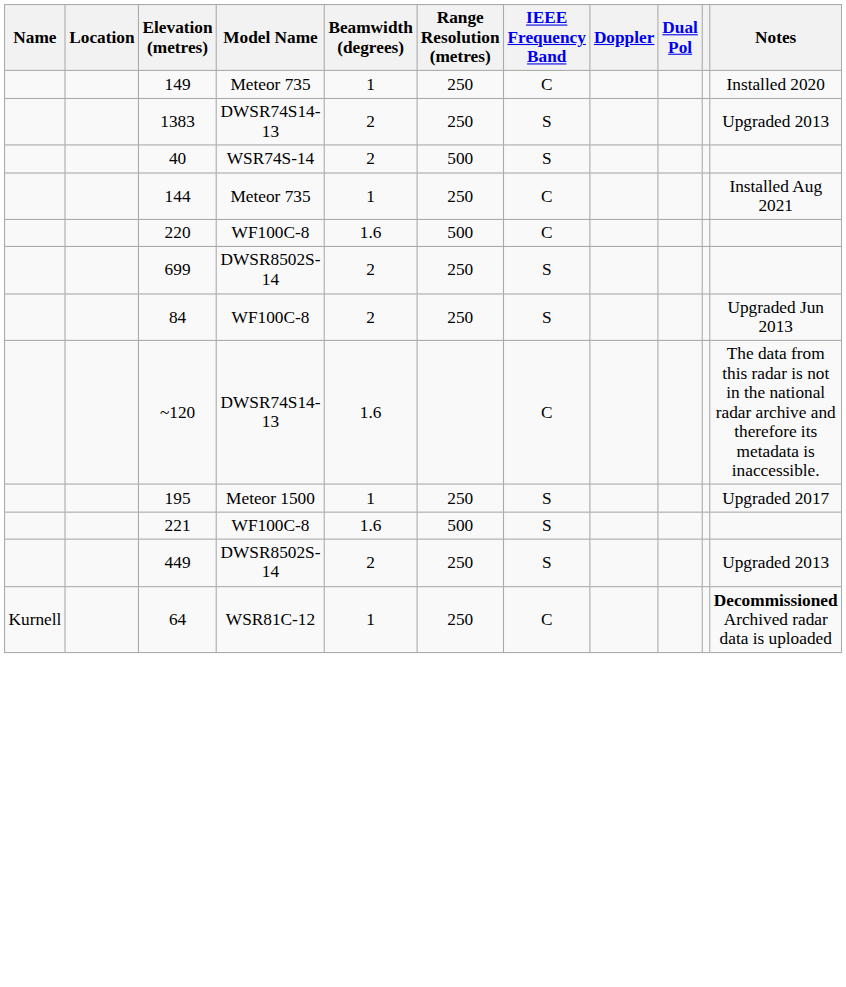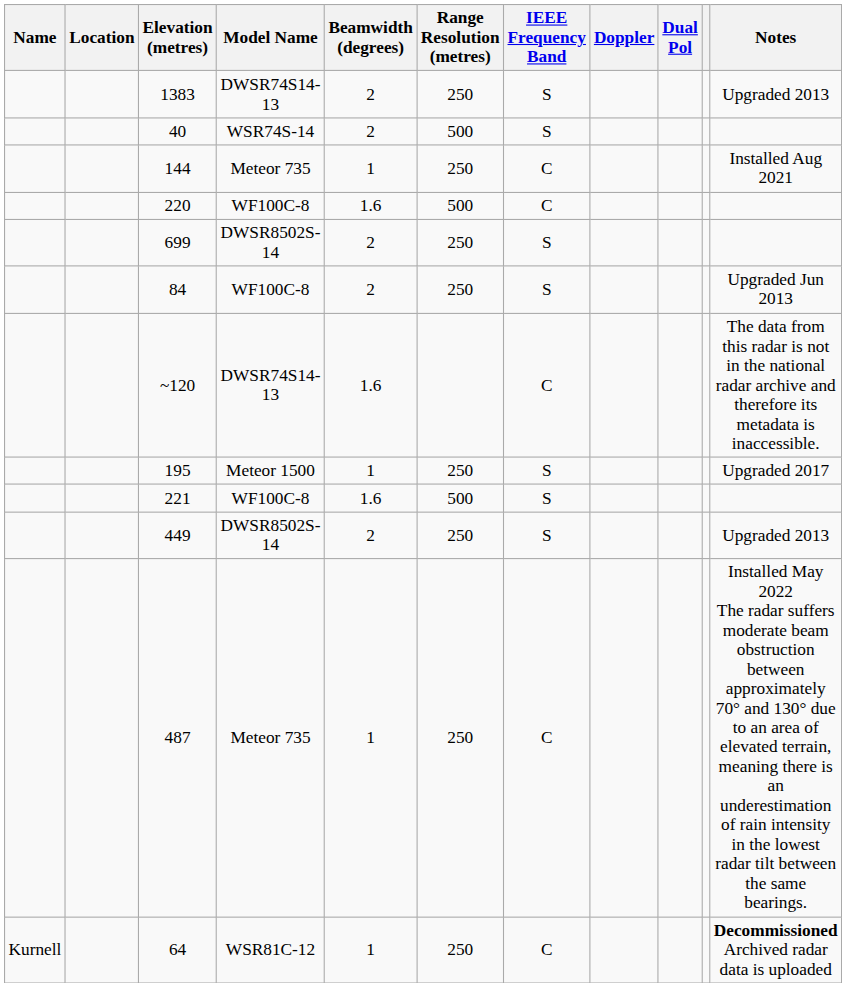- row: (178, 84)
+ row: (178, 737)
